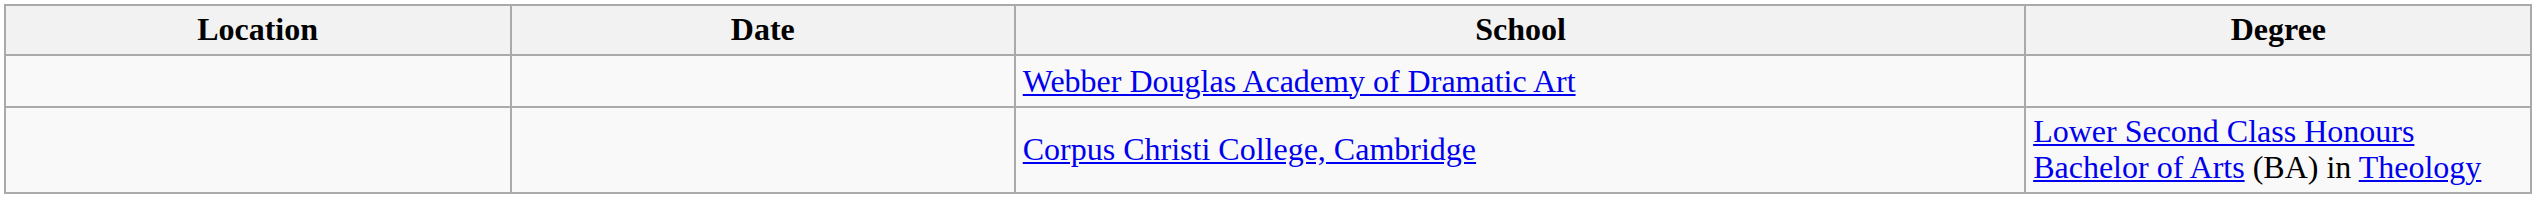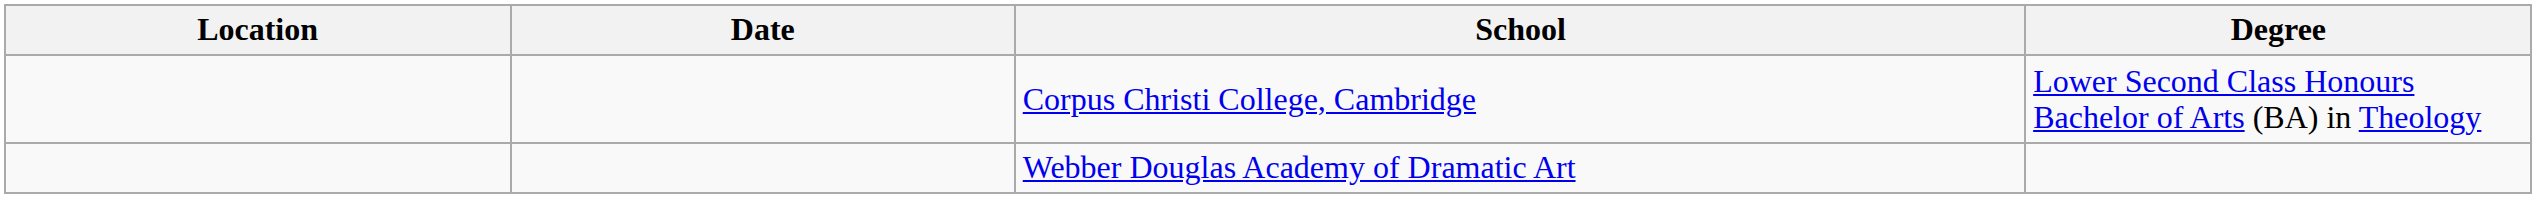rows swapped: (1249, 149) <-> (1299, 80)
